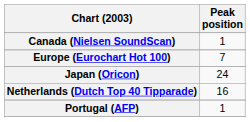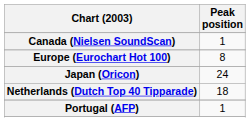(222, 58) 7 -> (222, 58) 8
(222, 91) 16 -> (222, 91) 18
